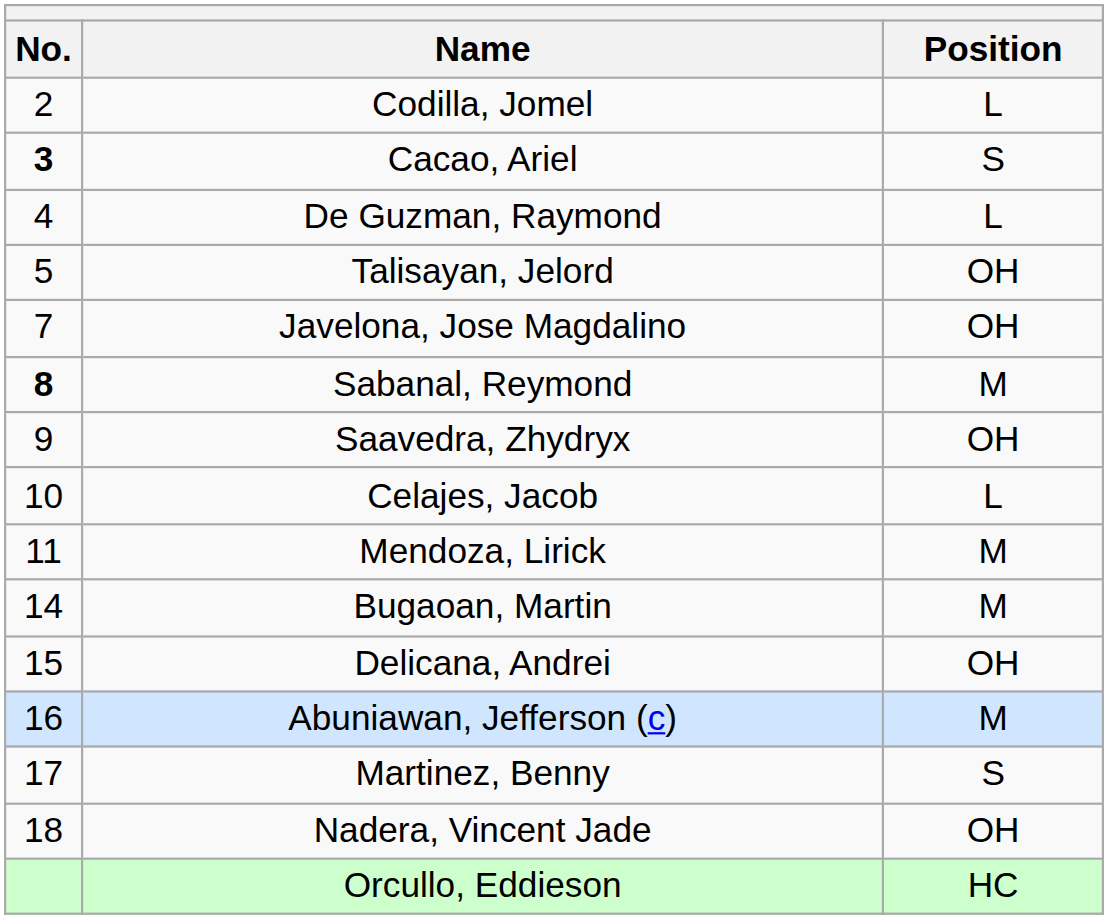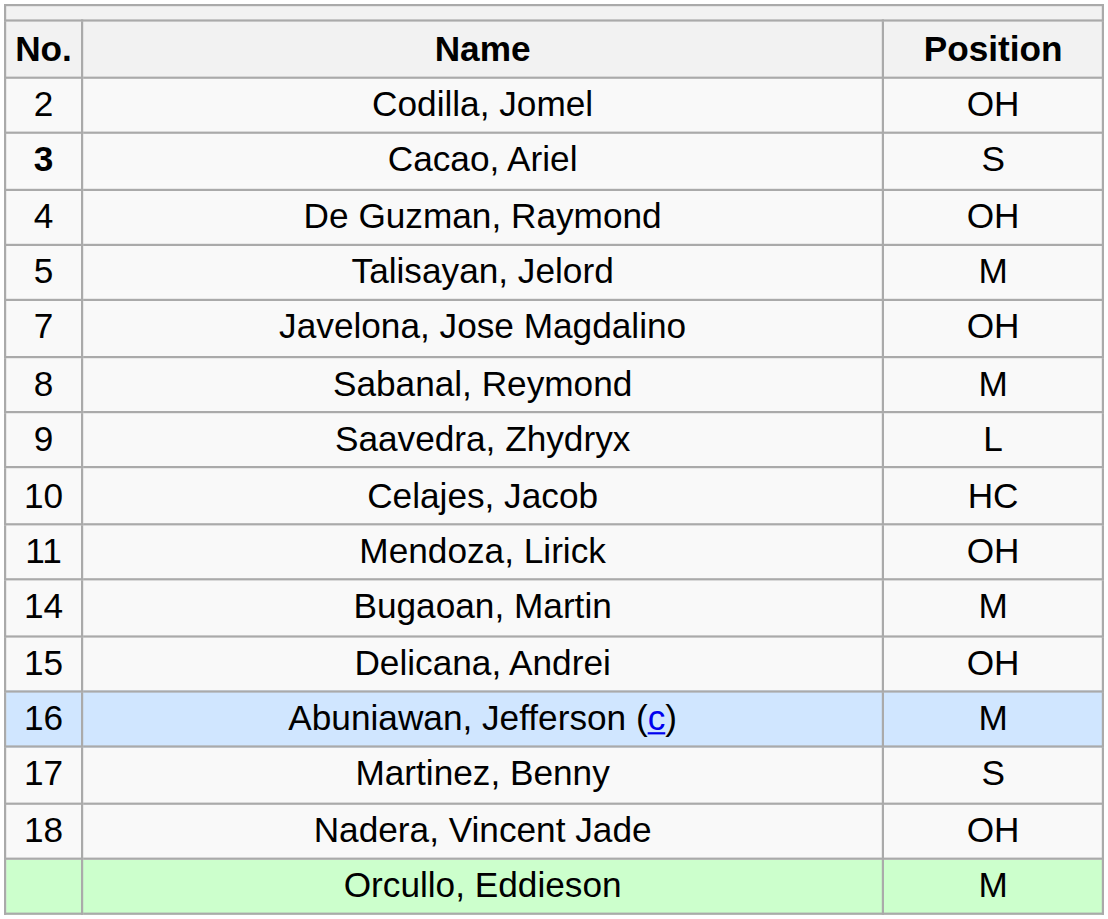(993, 104) L -> (993, 104) OH
(993, 216) L -> (993, 216) OH
(993, 271) OH -> (993, 271) M
(43, 383) bold -> (43, 383) normal
(993, 439) OH -> (993, 439) L
(993, 495) L -> (993, 495) HC
(993, 551) M -> (993, 551) OH
(993, 886) HC -> (993, 886) M
